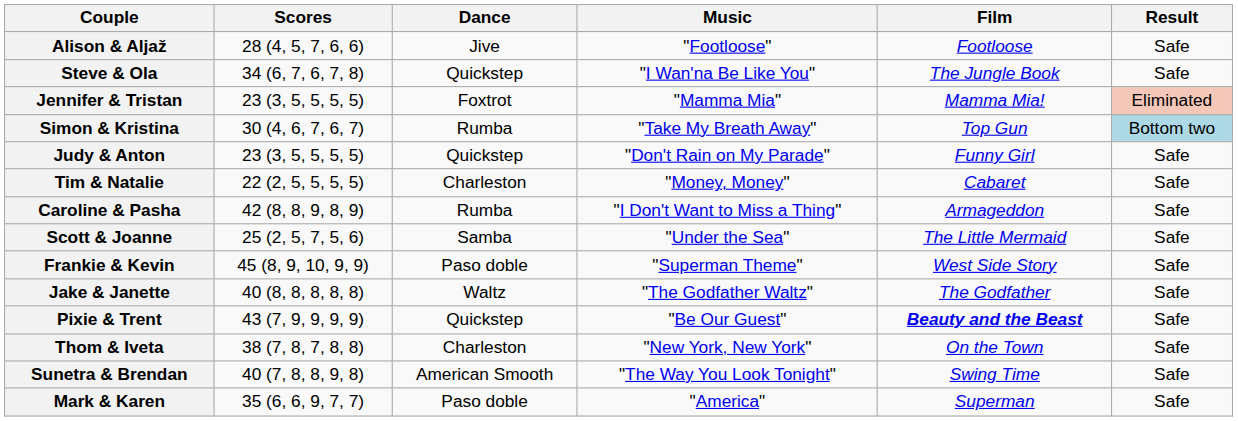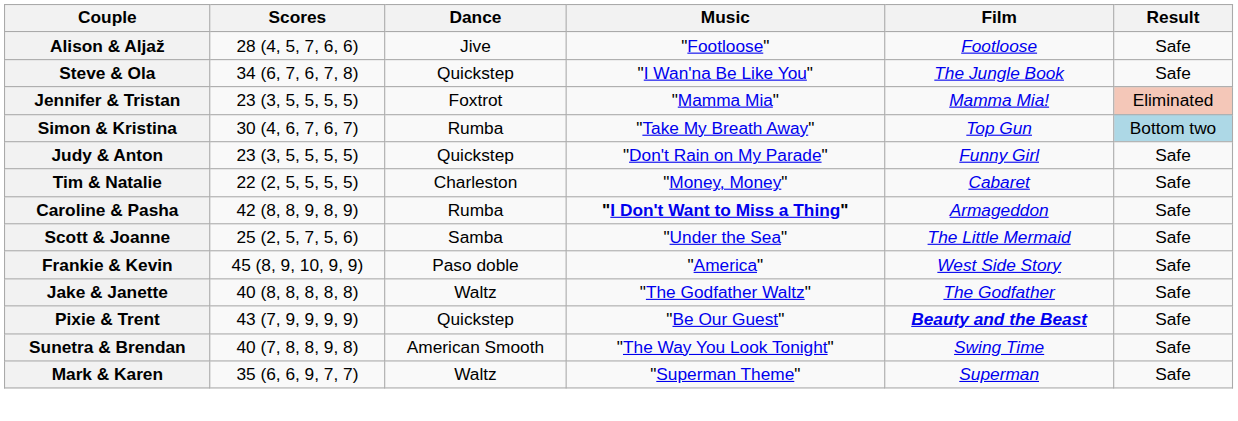(727, 210) normal -> (725, 210) bold
(727, 264) "Superman Theme" -> (725, 264) "America"
- row: (109, 347)
(485, 401) Paso doble -> (475, 374) Waltz
(727, 401) "America" -> (725, 374) "Superman Theme"
